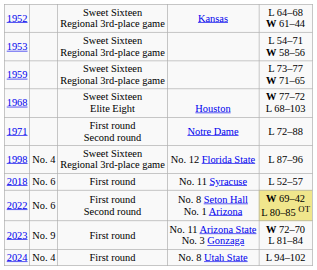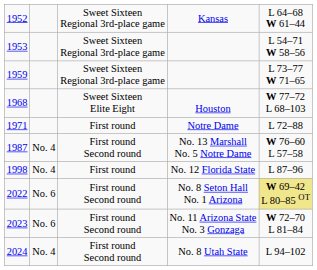(112, 131) First round Second round -> (112, 125) First round
+ row: (17, 147)
(112, 159) Sweet Sixteen Regional 3rd-place game -> (112, 170) First round
- row: (17, 181)
(44, 235) No. 9 -> (44, 223) No. 6
(112, 235) First round -> (112, 223) First round Second round
(112, 257) First round -> (112, 251) First round Second round
